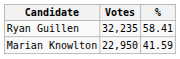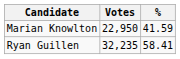rows swapped: (43, 29) <-> (52, 45)
